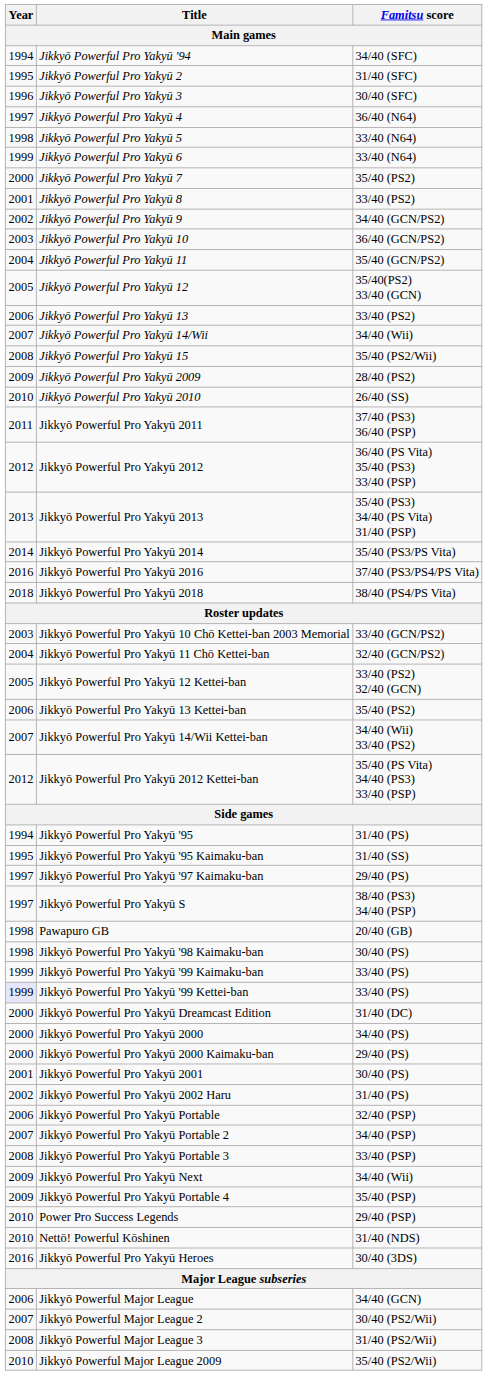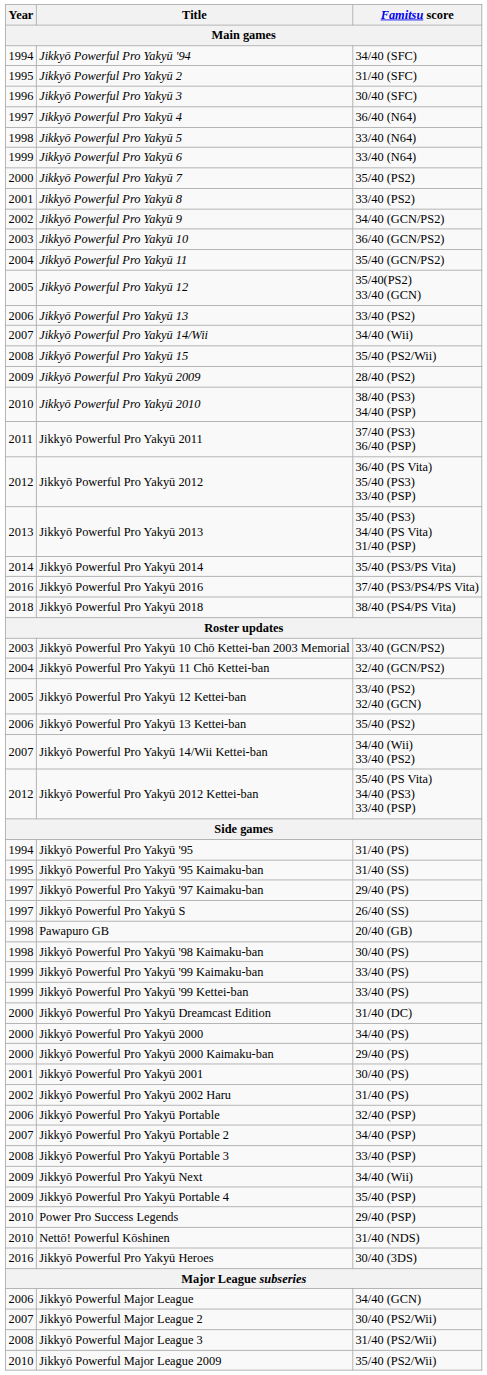(382, 397) 26/40 (SS) -> (385, 404) 38/40 (PS3) 34/40 (PSP)
(385, 903) 38/40 (PS3) 34/40 (PSP) -> (382, 911) 26/40 (SS)
(21, 992) lavender background -> (21, 992) no background
